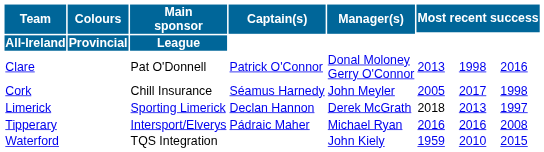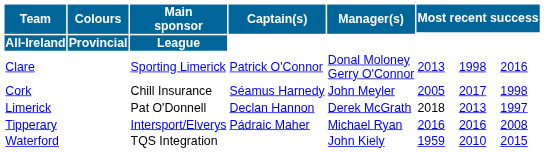(168, 67) Pat O'Donnell -> (178, 67) Sporting Limerick
(178, 107) Sporting Limerick -> (168, 107) Pat O'Donnell
